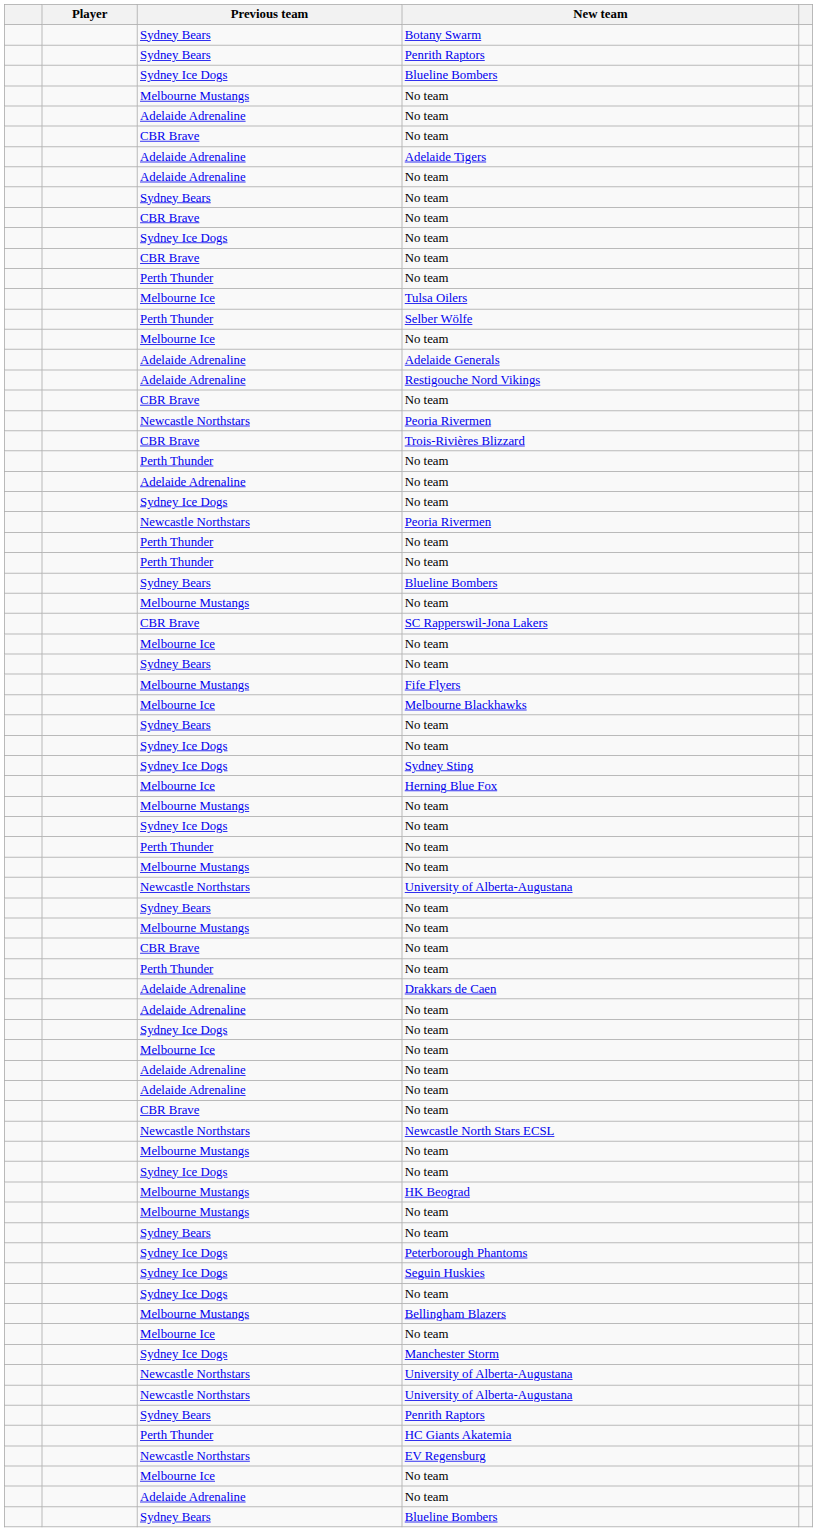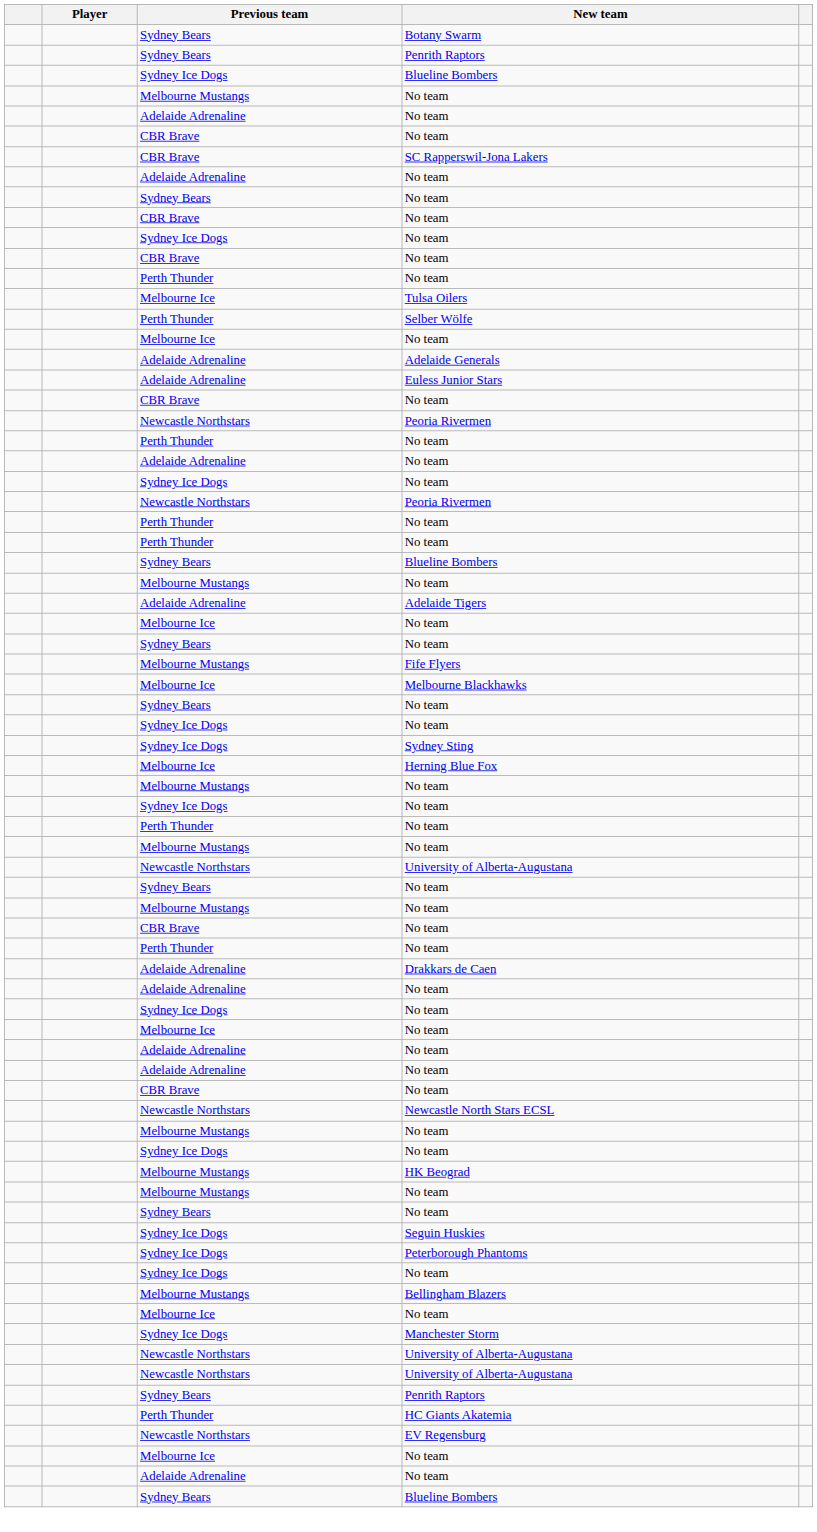rows swapped: (170, 623) <-> (193, 156)
+ row: (193, 380)
- row: (193, 380)
- row: (170, 440)
rows swapped: (184, 1273) <-> (184, 1252)
